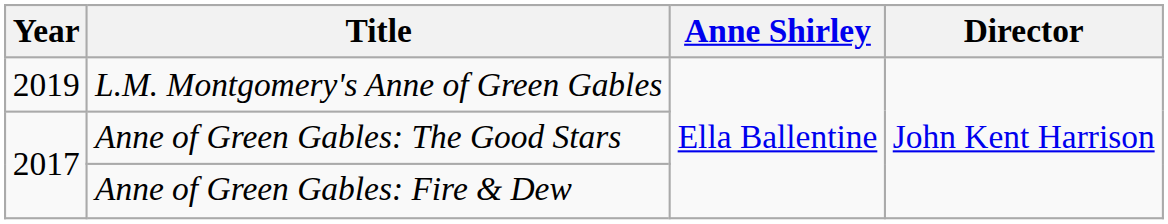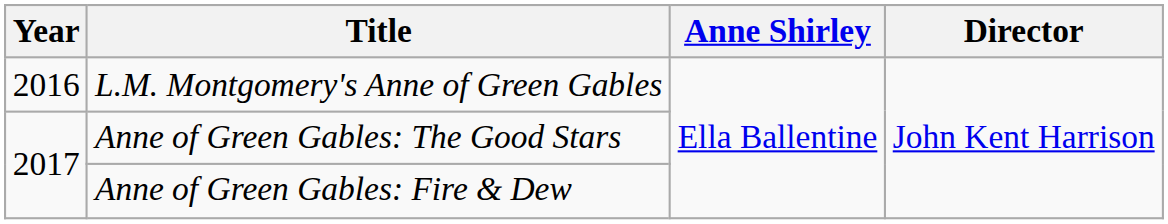(46, 84) 2019 -> (46, 84) 2016
